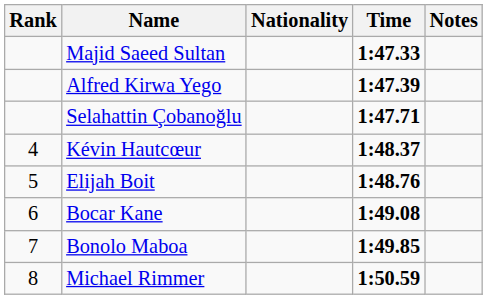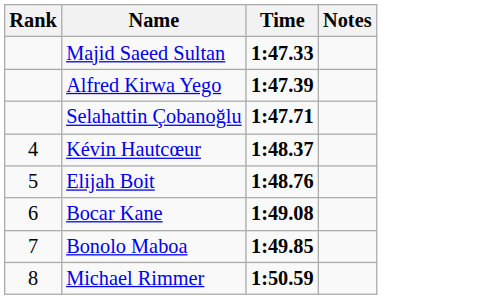- column: (300, 20)
